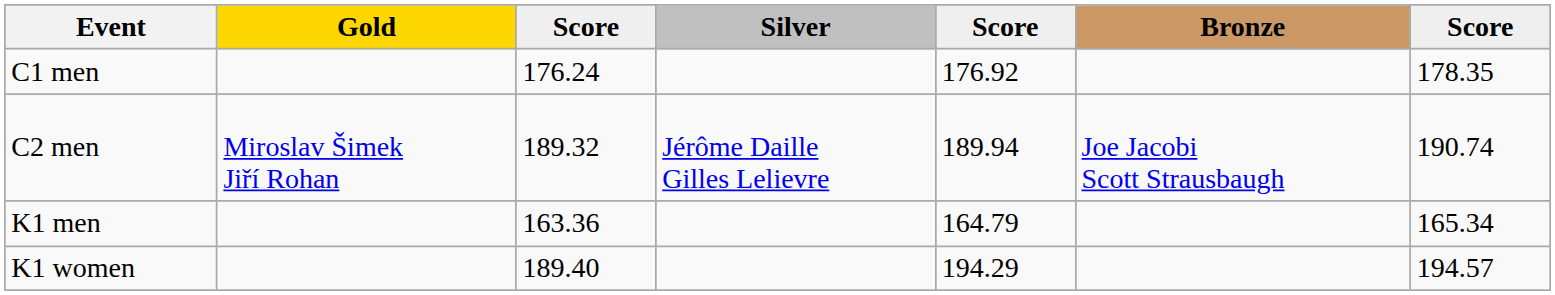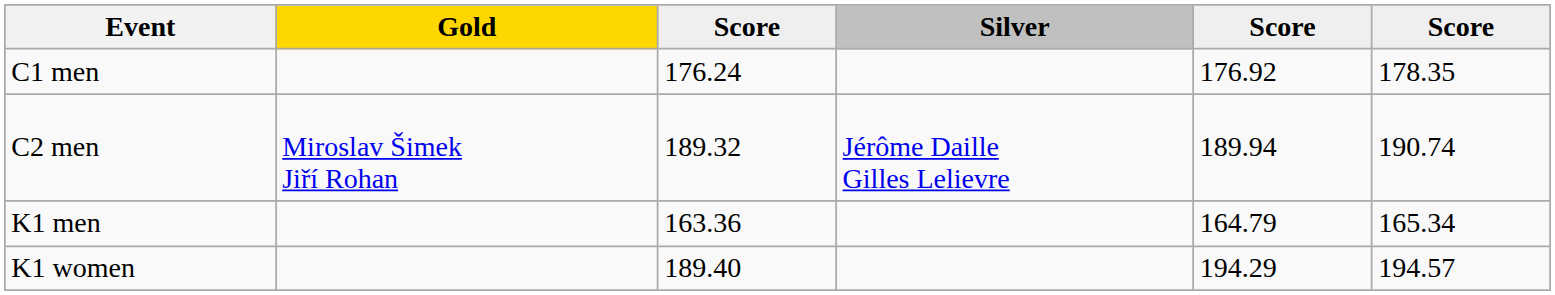- column: (1243, 26)
